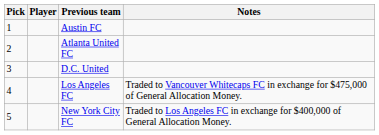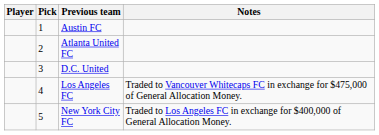columns swapped: (16, 12) <-> (43, 12)
